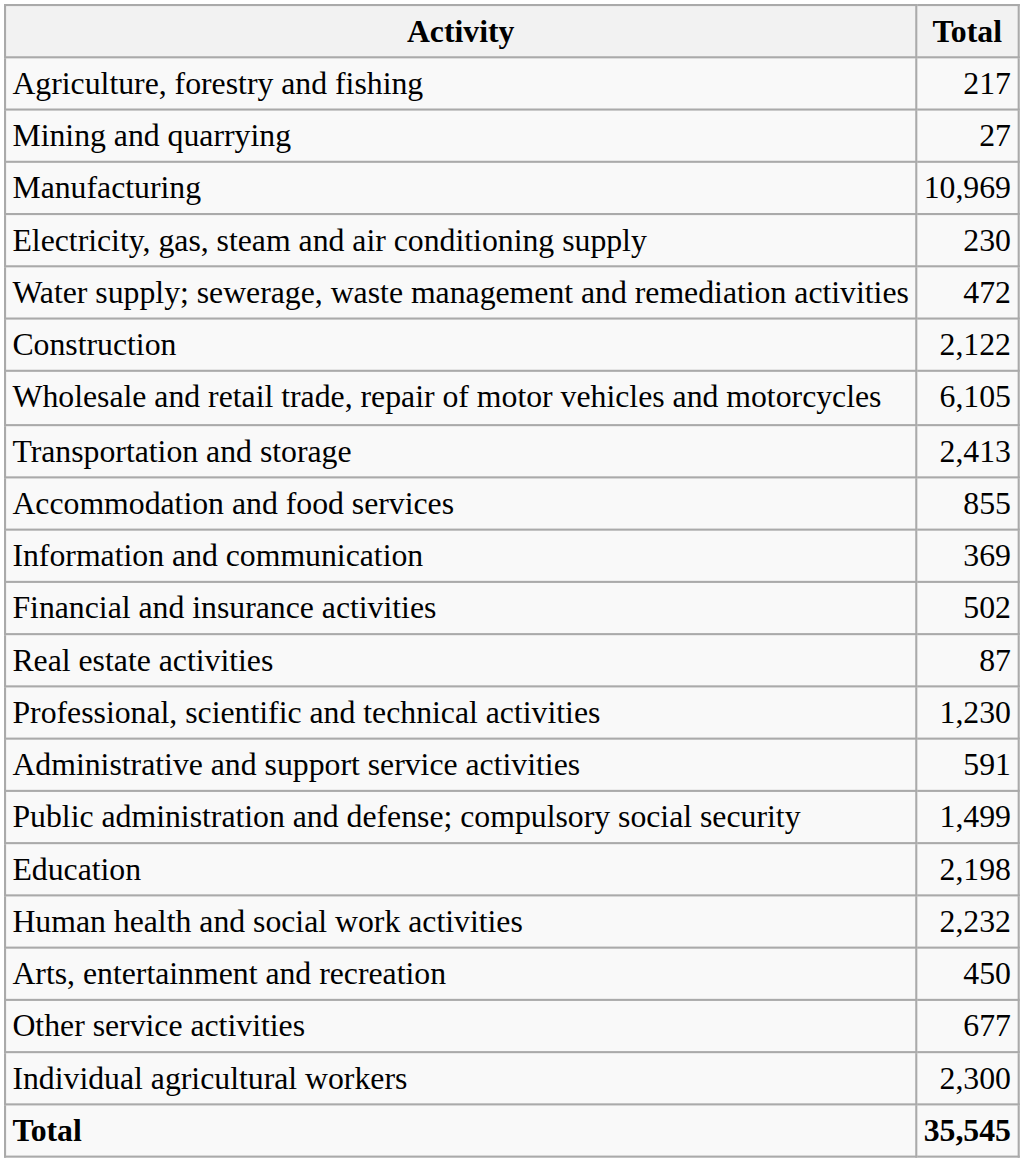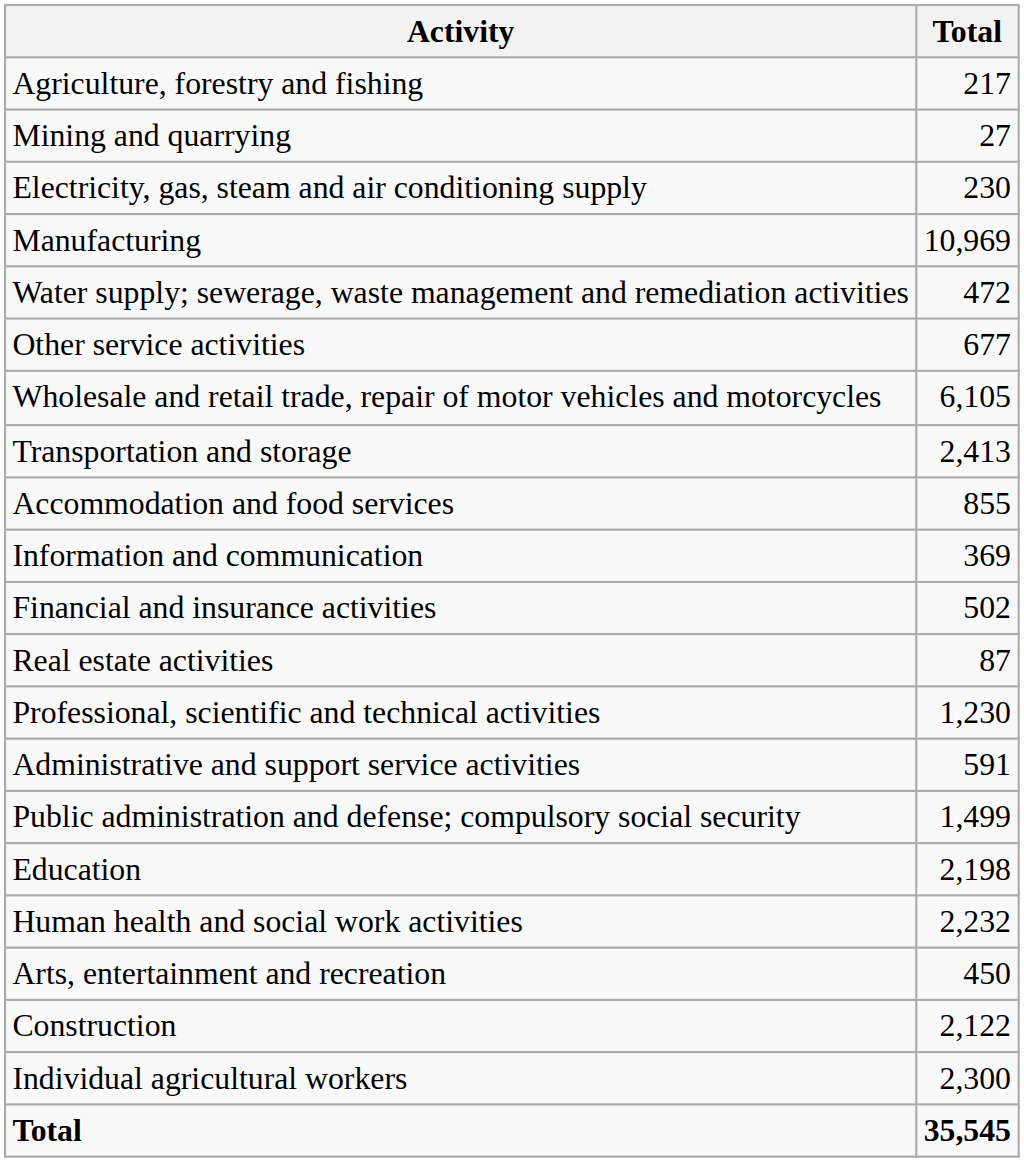rows swapped: (107, 188) <-> (330, 240)
rows swapped: (94, 345) <-> (159, 1026)
